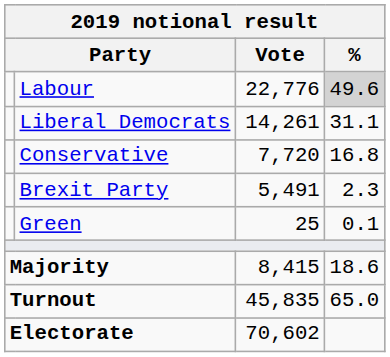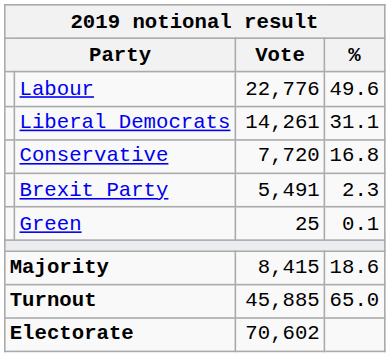(354, 89) lightgrey background -> (354, 89) no background
(283, 301) 45,835 -> (283, 301) 45,885
